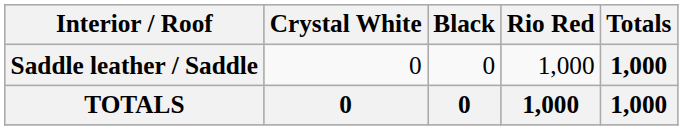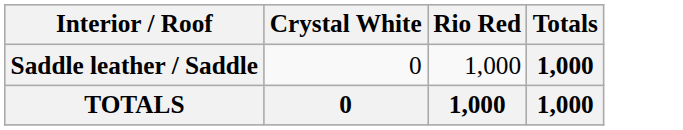- column: (464, 24)
